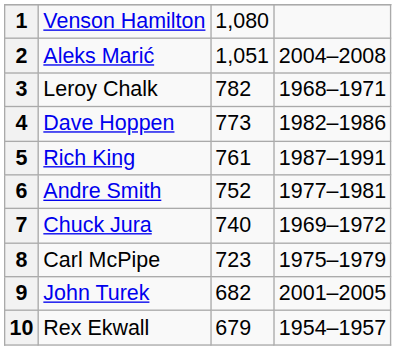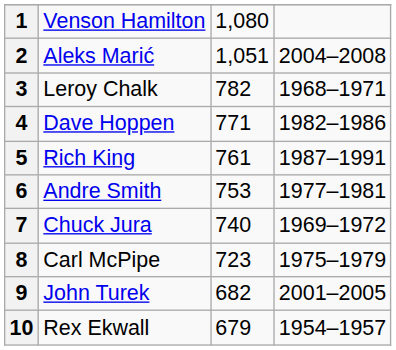(233, 123) 773 -> (233, 123) 771
(233, 191) 752 -> (233, 191) 753
